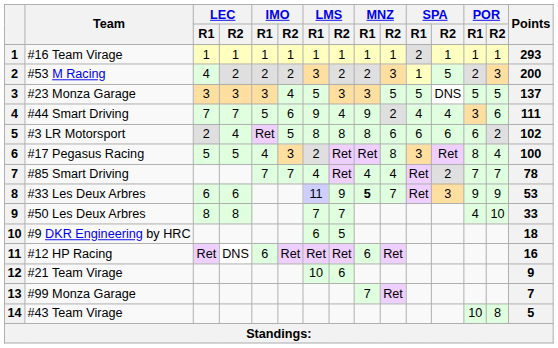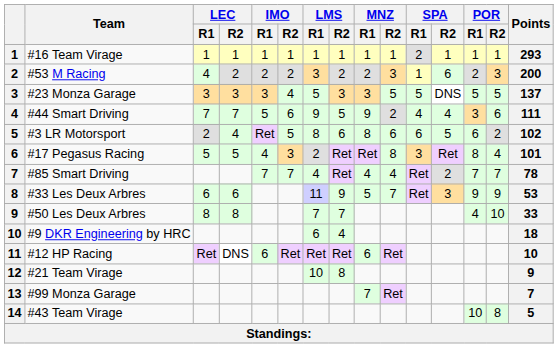(448, 74) 5 -> (448, 74) 6
(342, 114) 4 -> (342, 114) 5
(342, 134) 8 -> (342, 134) 6
(448, 134) 6 -> (448, 134) 5
(531, 154) 100 -> (531, 154) 101
(367, 193) bold -> (367, 193) normal
(342, 233) 5 -> (342, 233) 4
(531, 253) 16 -> (531, 253) 10
(342, 273) 6 -> (342, 273) 8
